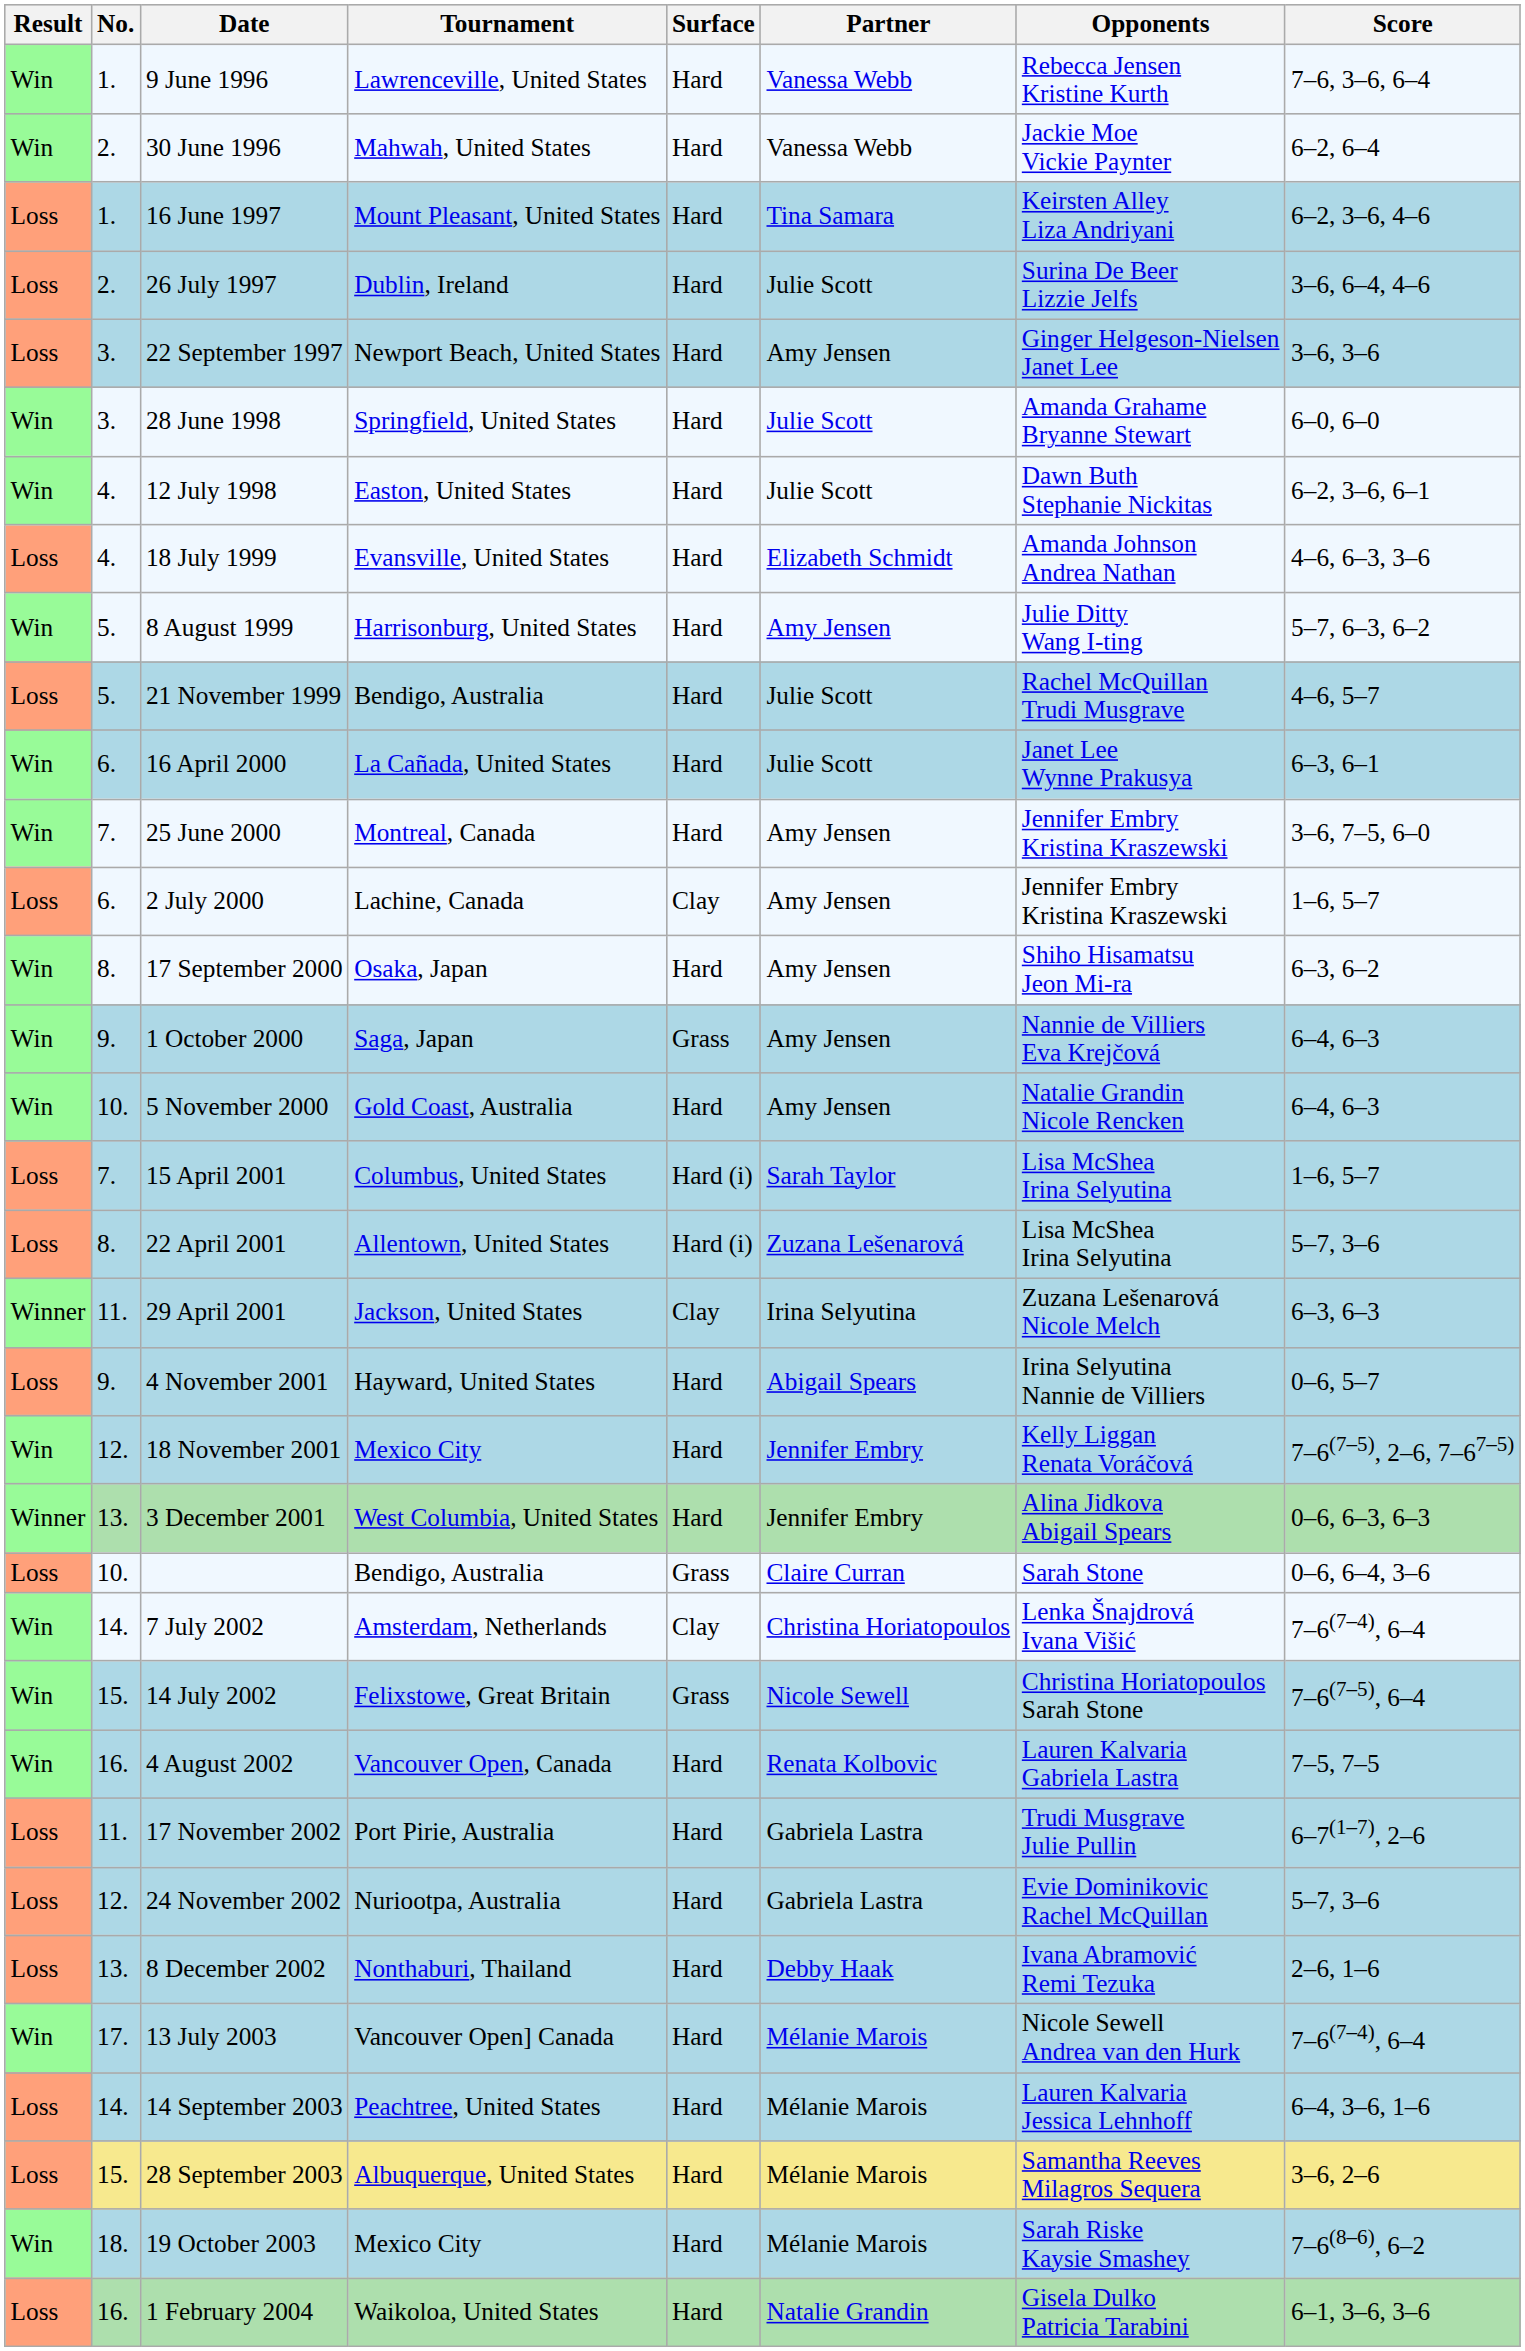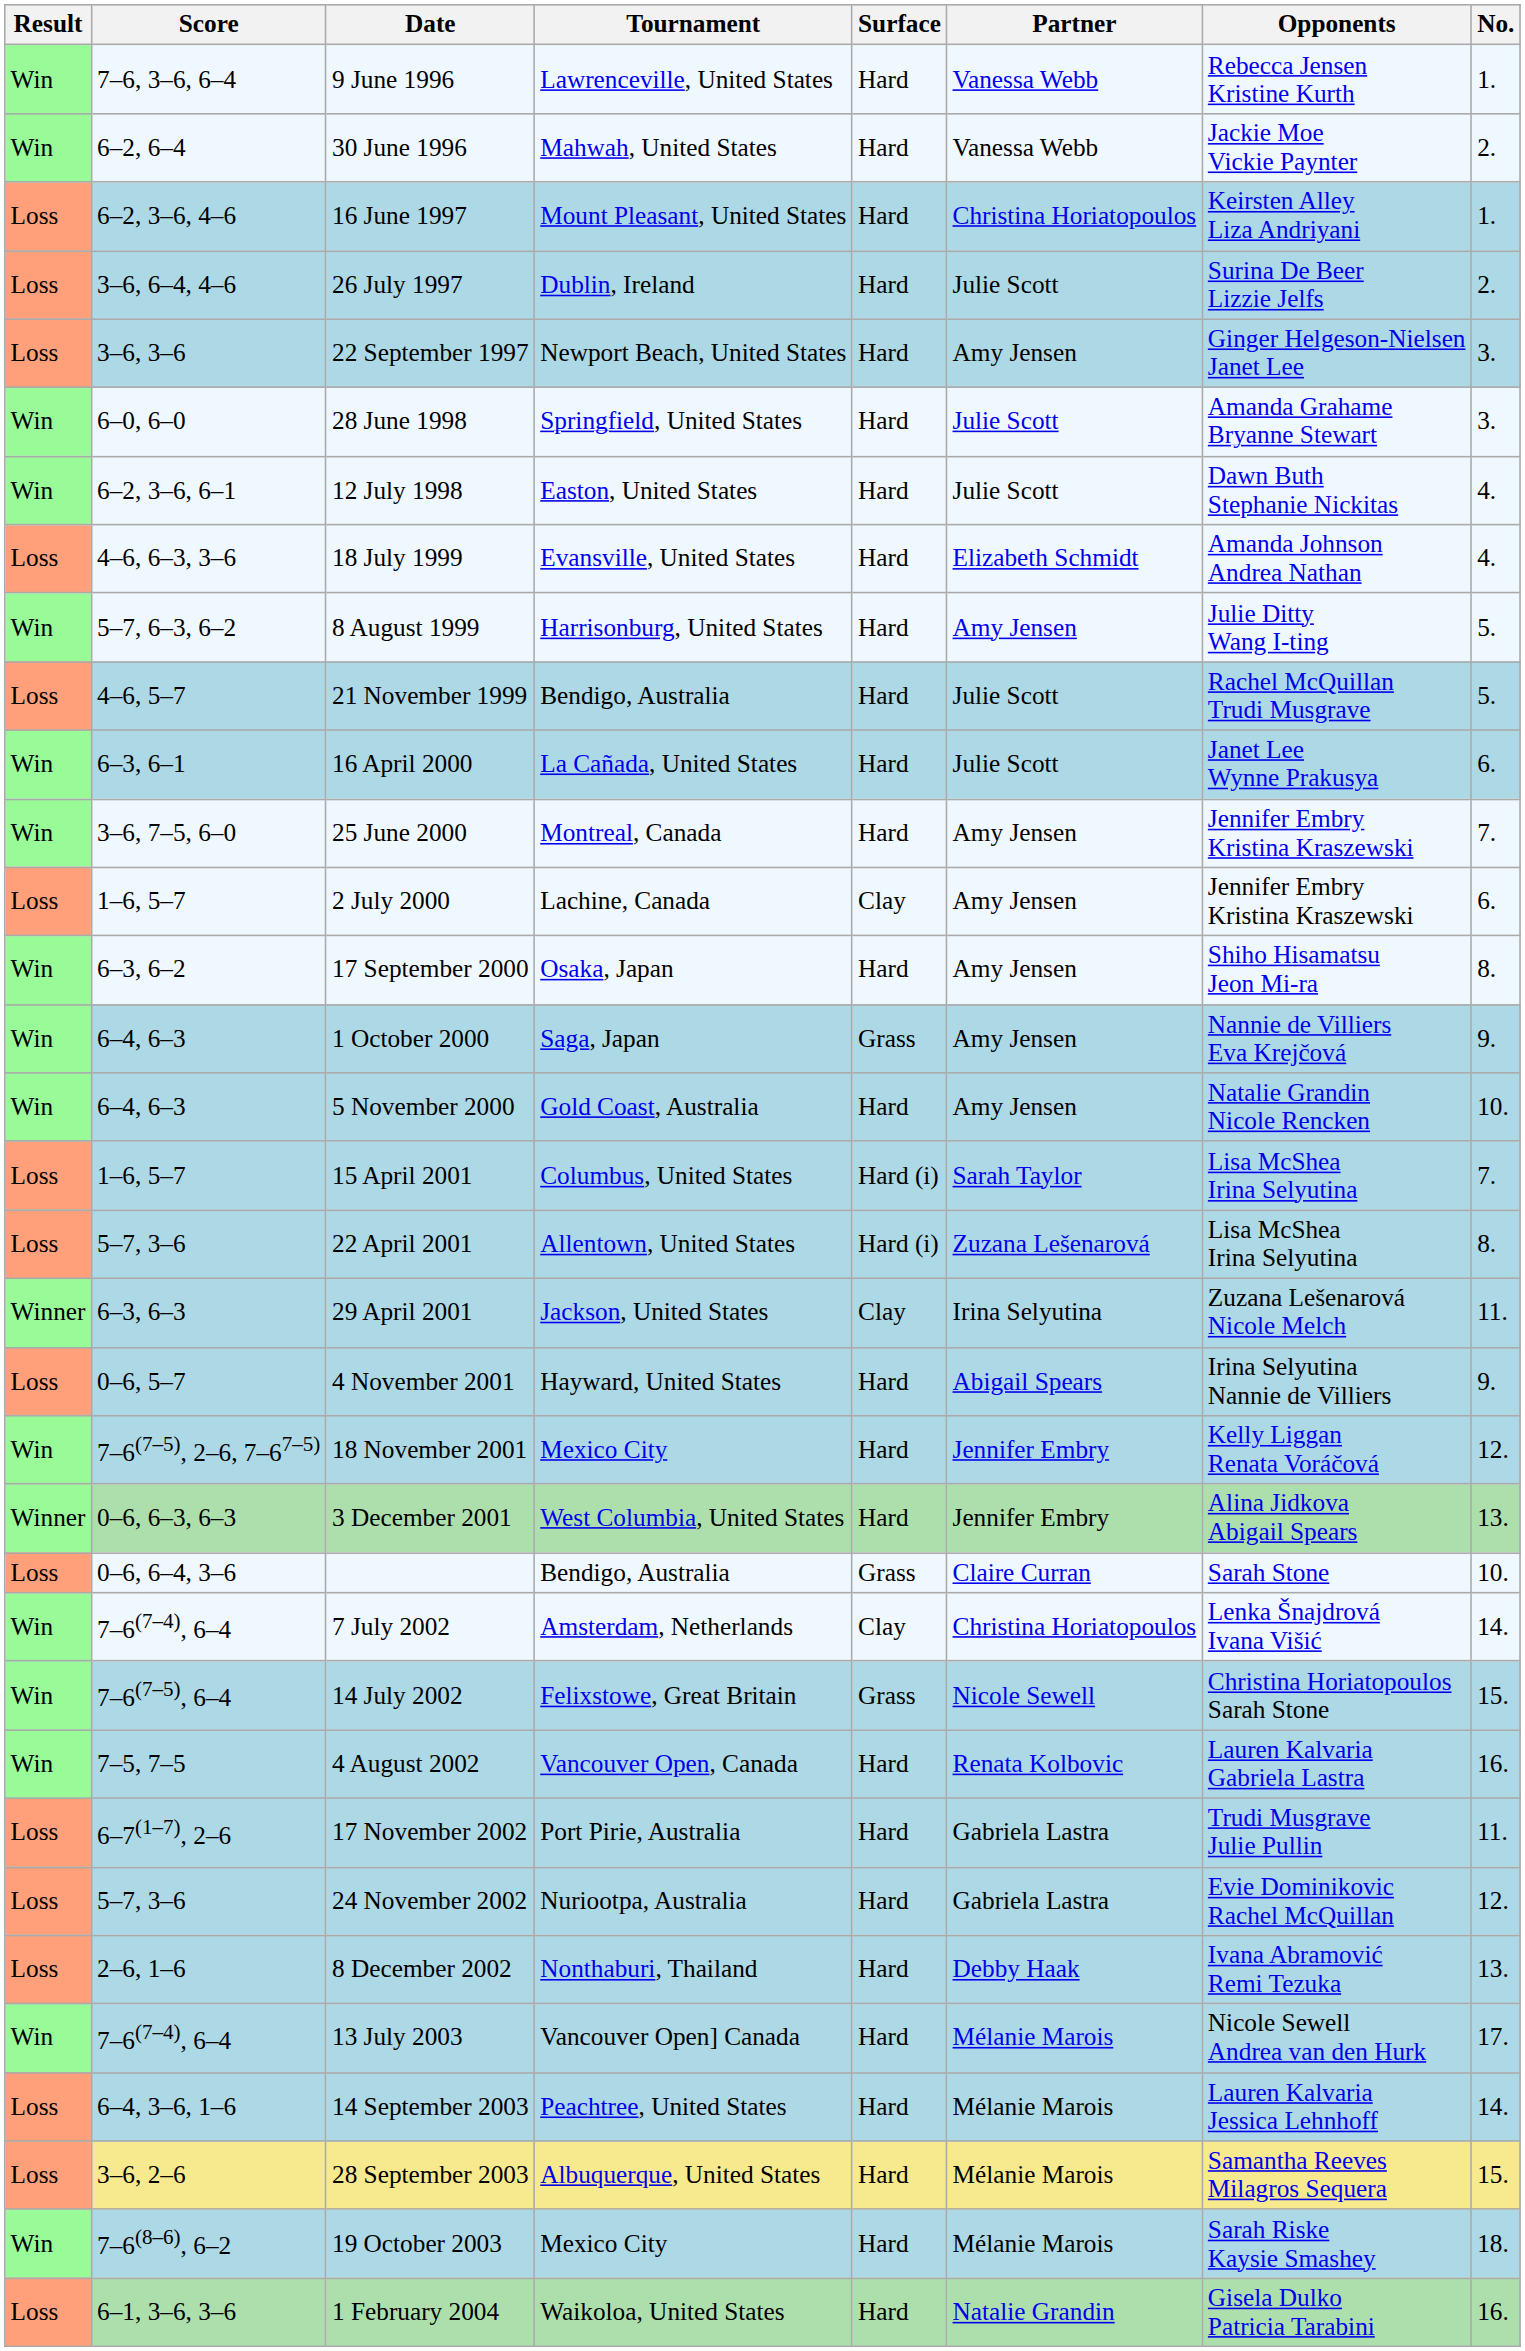columns swapped: (116, 24) <-> (1403, 24)
(830, 215) Tina Samara -> (1074, 215) Christina Horiatopoulos
